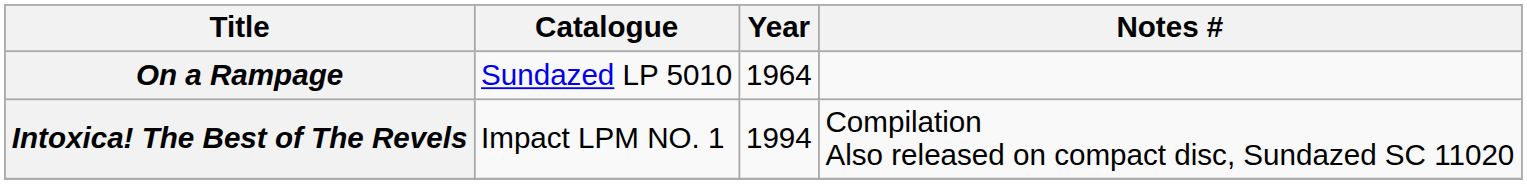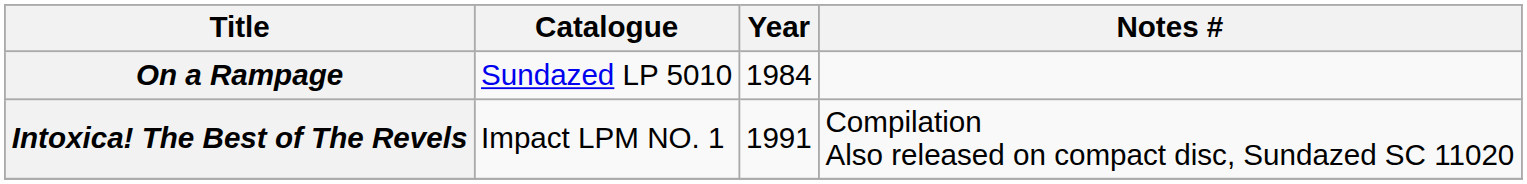(779, 74) 1964 -> (779, 74) 1984
(779, 138) 1994 -> (779, 138) 1991
